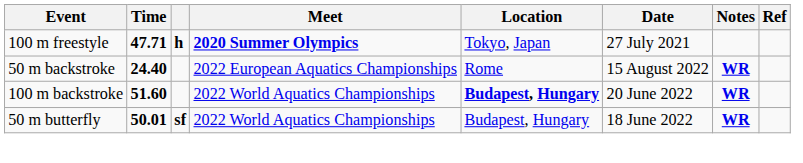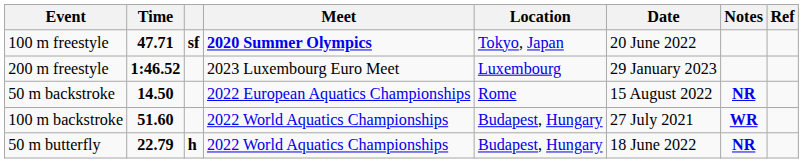(179, 42) h -> (194, 42) sf
(648, 42) 27 July 2021 -> (653, 42) 20 June 2022
+ row: (58, 68)
(149, 68) 24.40 -> (155, 94) 14.50
(736, 68) WR -> (744, 94) NR
(532, 94) bold -> (540, 119) normal
(650, 94) 20 June 2022 -> (652, 119) 27 July 2021
(149, 119) 50.01 -> (155, 145) 22.79
(180, 119) sf -> (192, 145) h
(736, 119) WR -> (744, 145) NR
